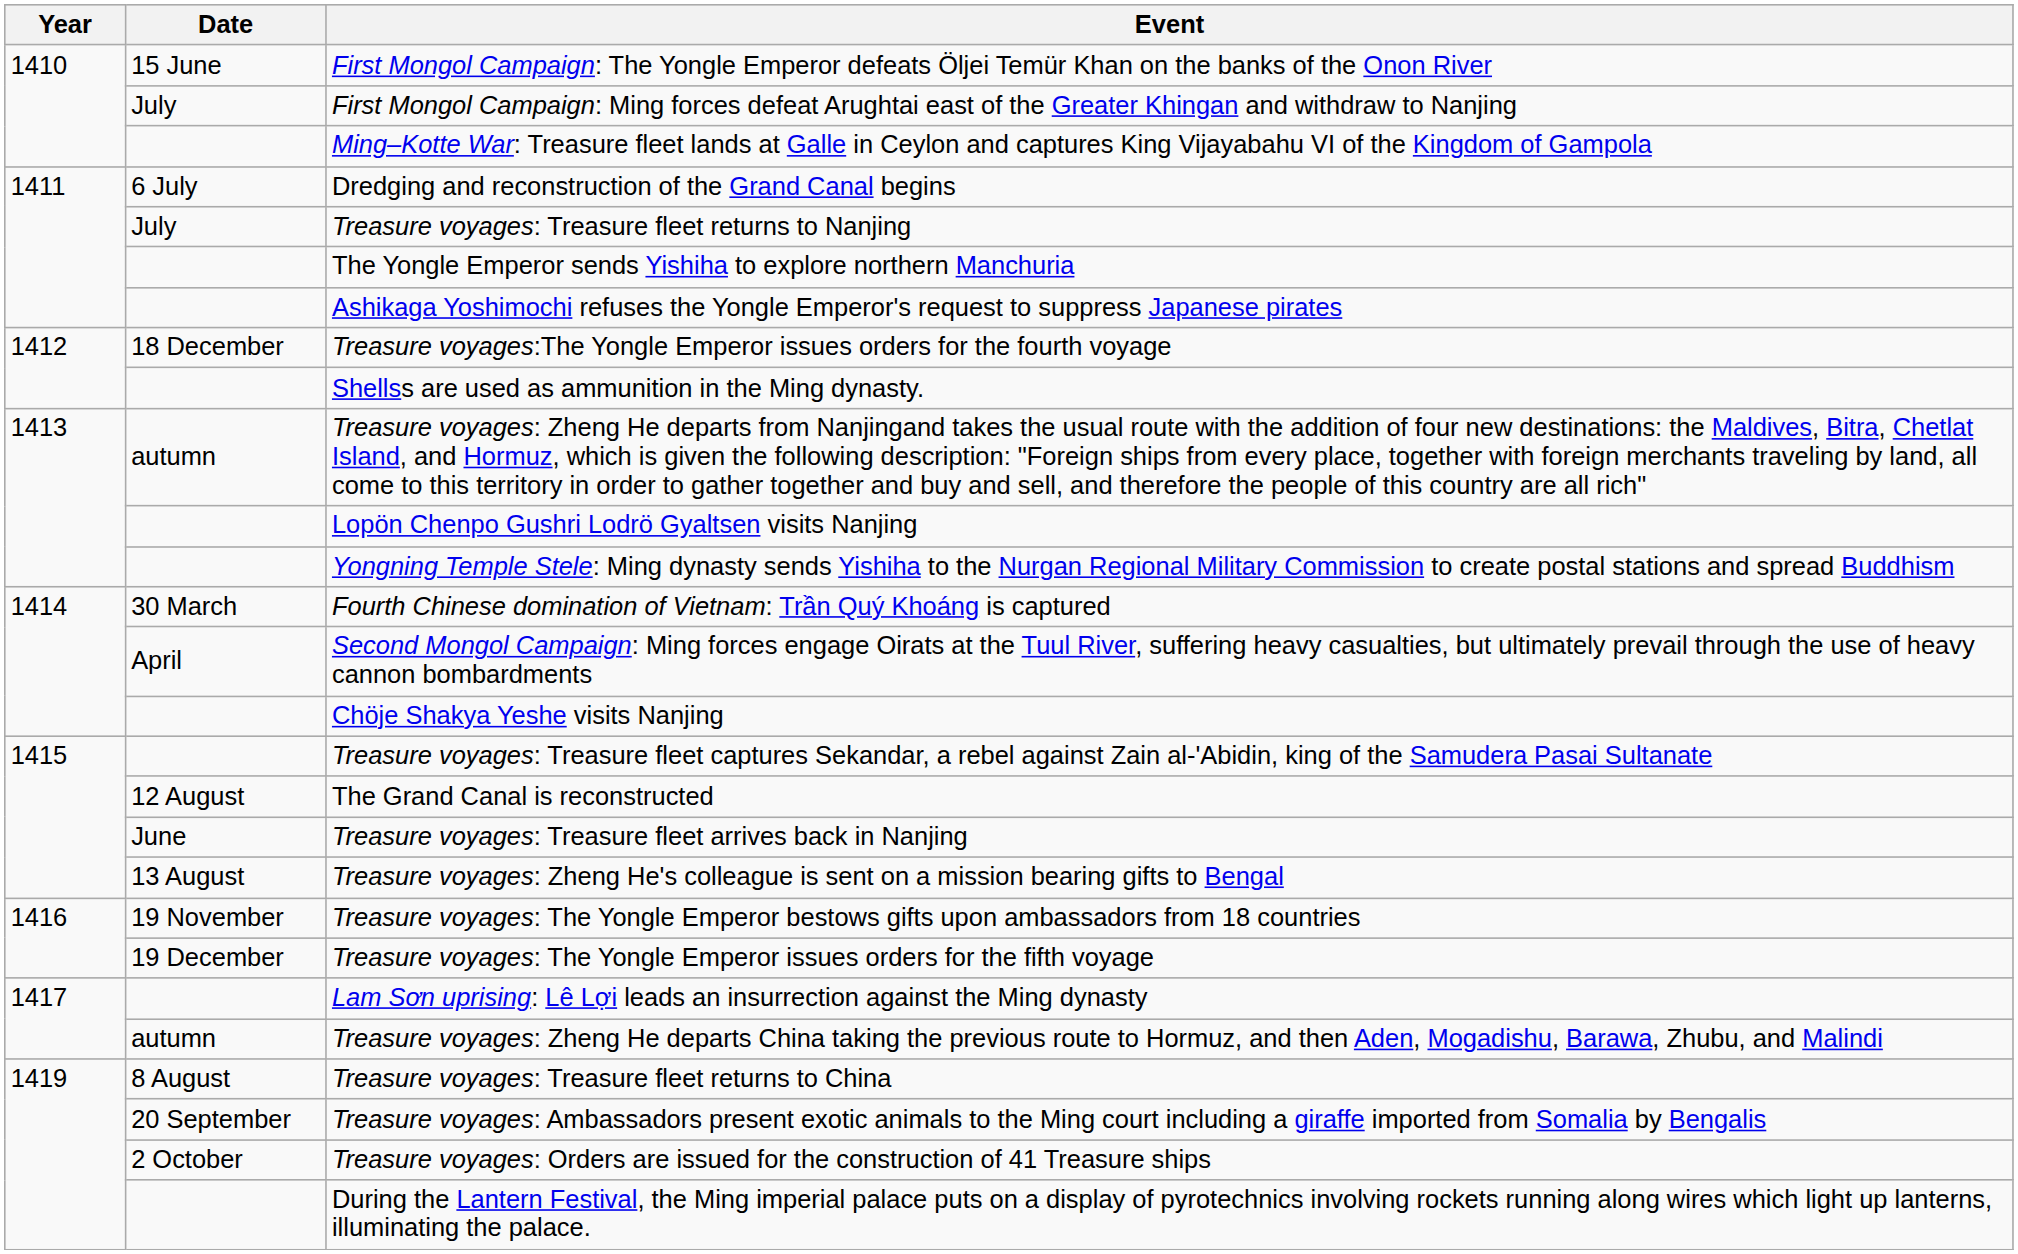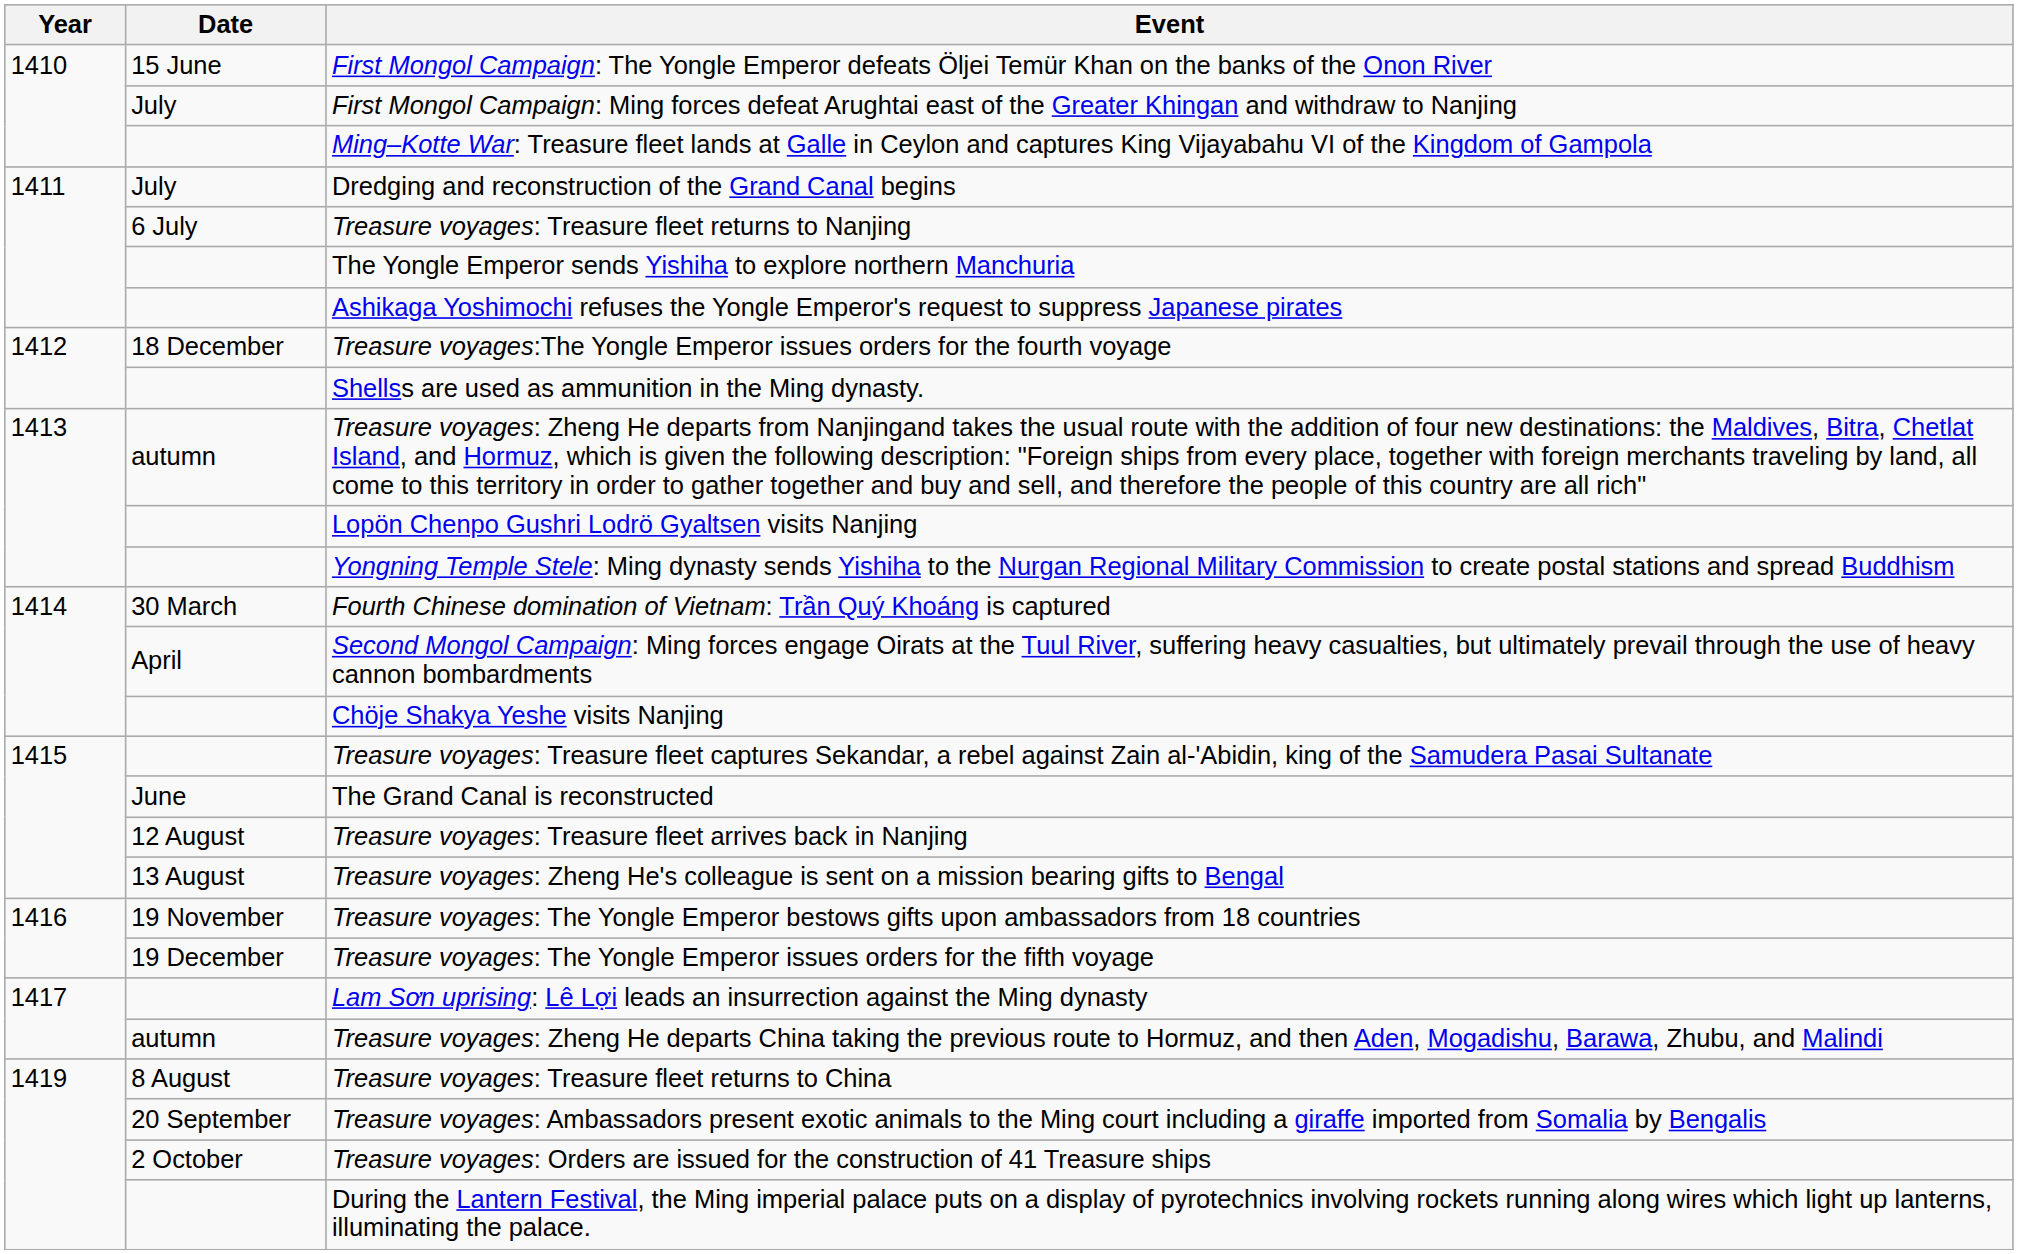(164, 186) 6 July -> (154, 186) July
(154, 226) July -> (164, 226) 6 July
(188, 796) 12 August -> (159, 796) June
(159, 836) June -> (188, 836) 12 August
